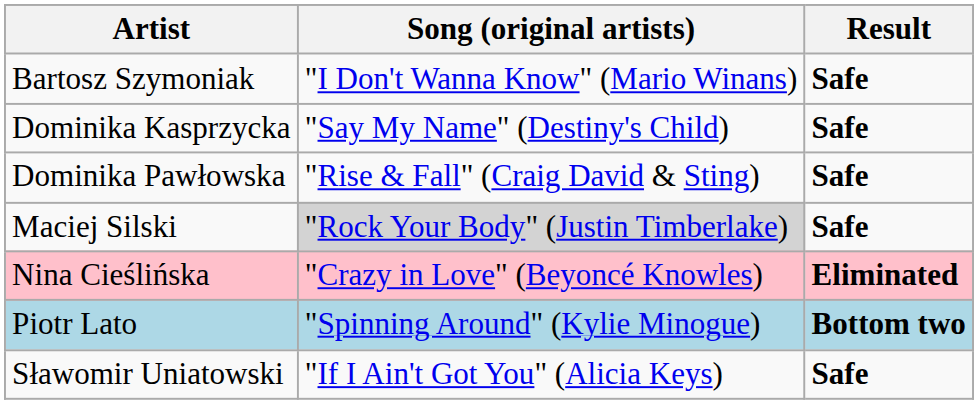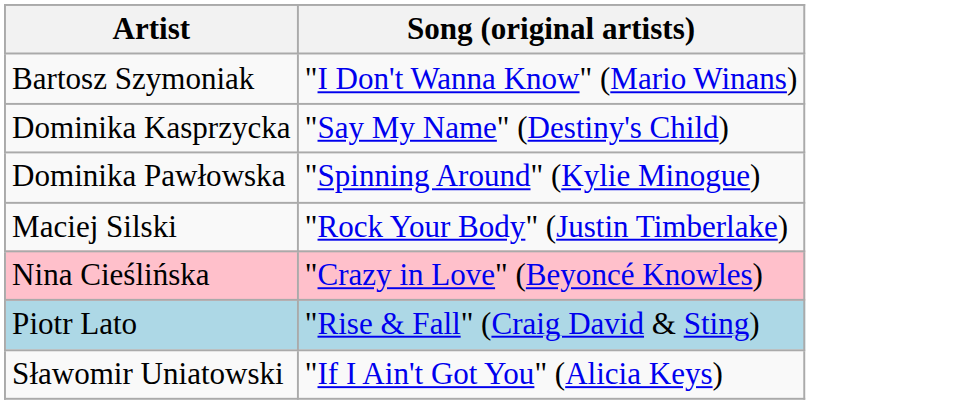- column: (889, 29)
(532, 176) "Rise & Fall" (Craig David & Sting) -> (533, 176) "Spinning Around" (Kylie Minogue)
(546, 226) lightgrey background -> (546, 226) no background
(533, 324) "Spinning Around" (Kylie Minogue) -> (532, 324) "Rise & Fall" (Craig David & Sting)
